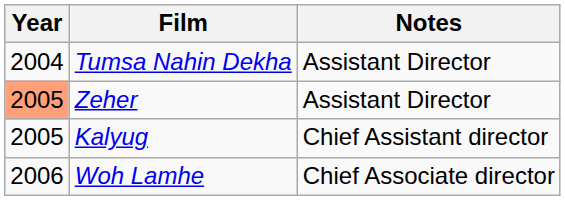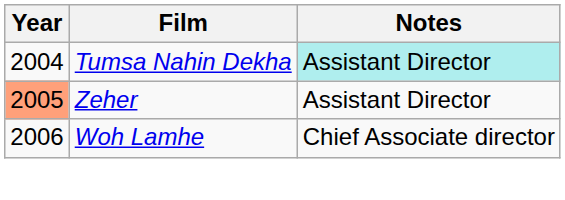(397, 61) no background -> (397, 61) paleturquoise background
- row: (111, 137)
